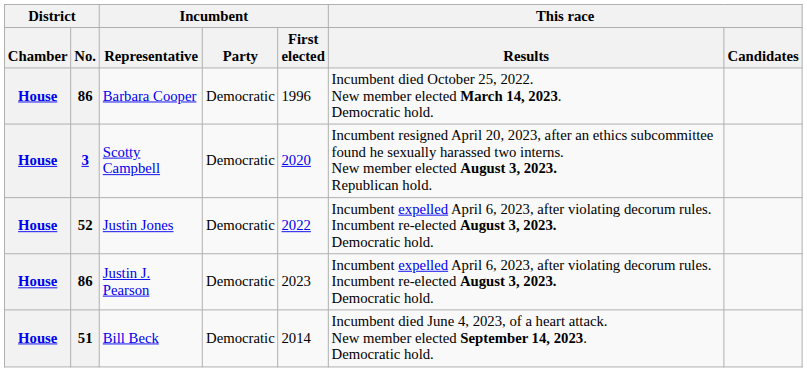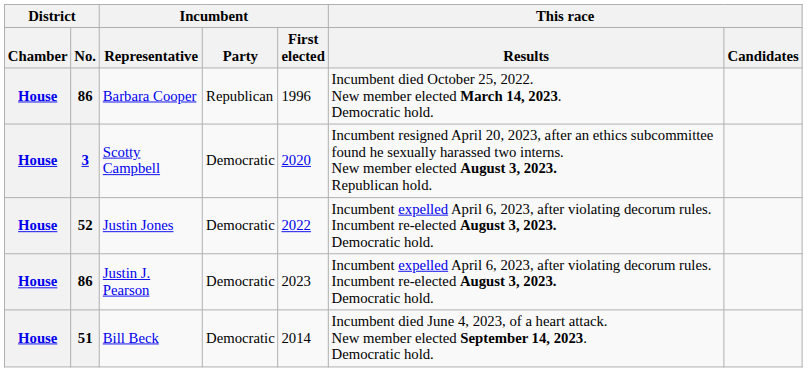(240, 95) Democratic -> (240, 95) Republican
